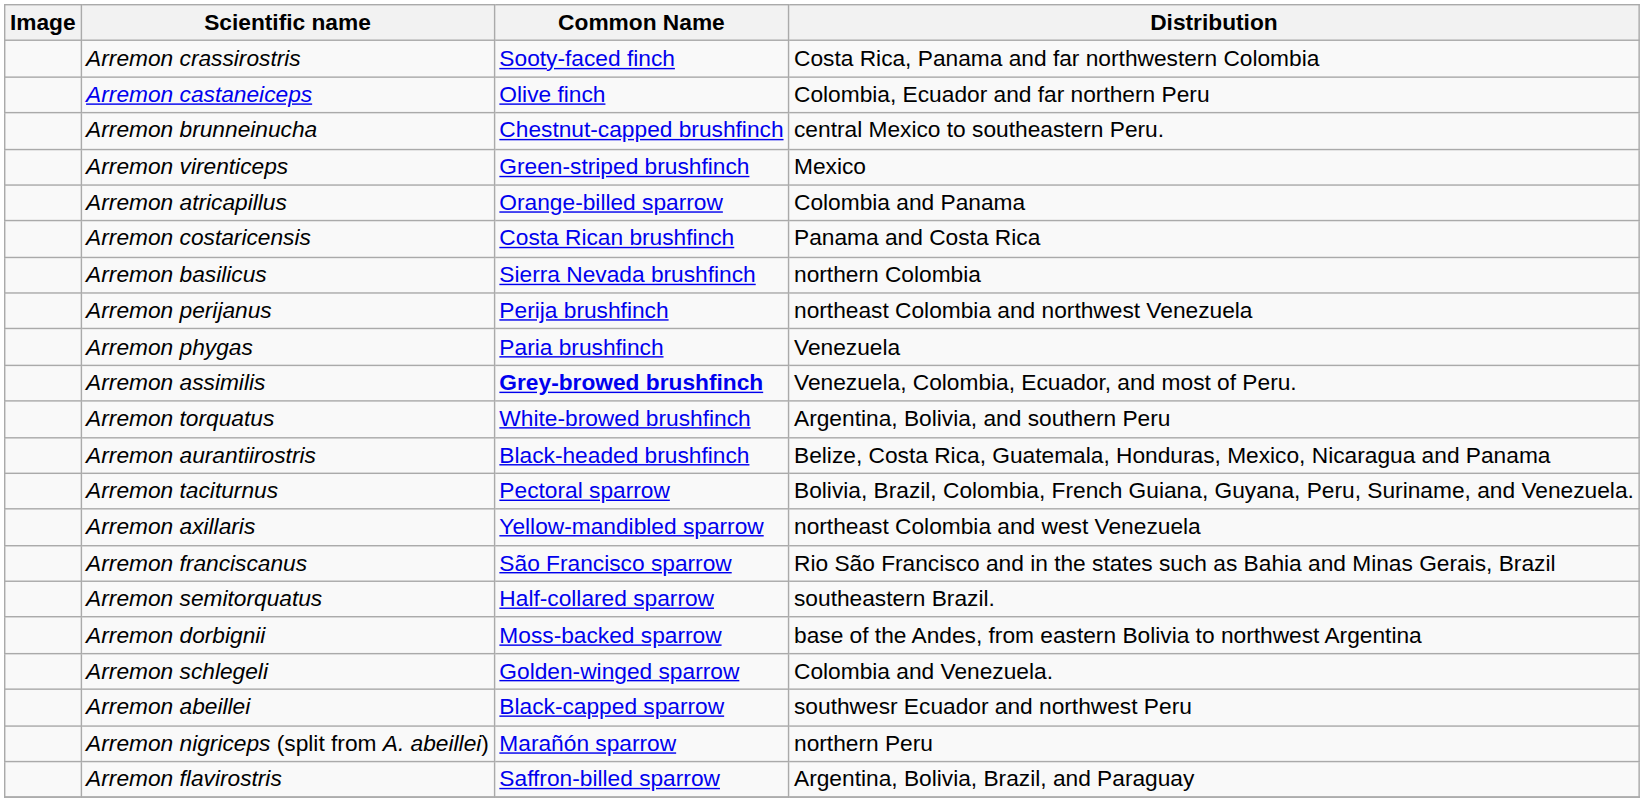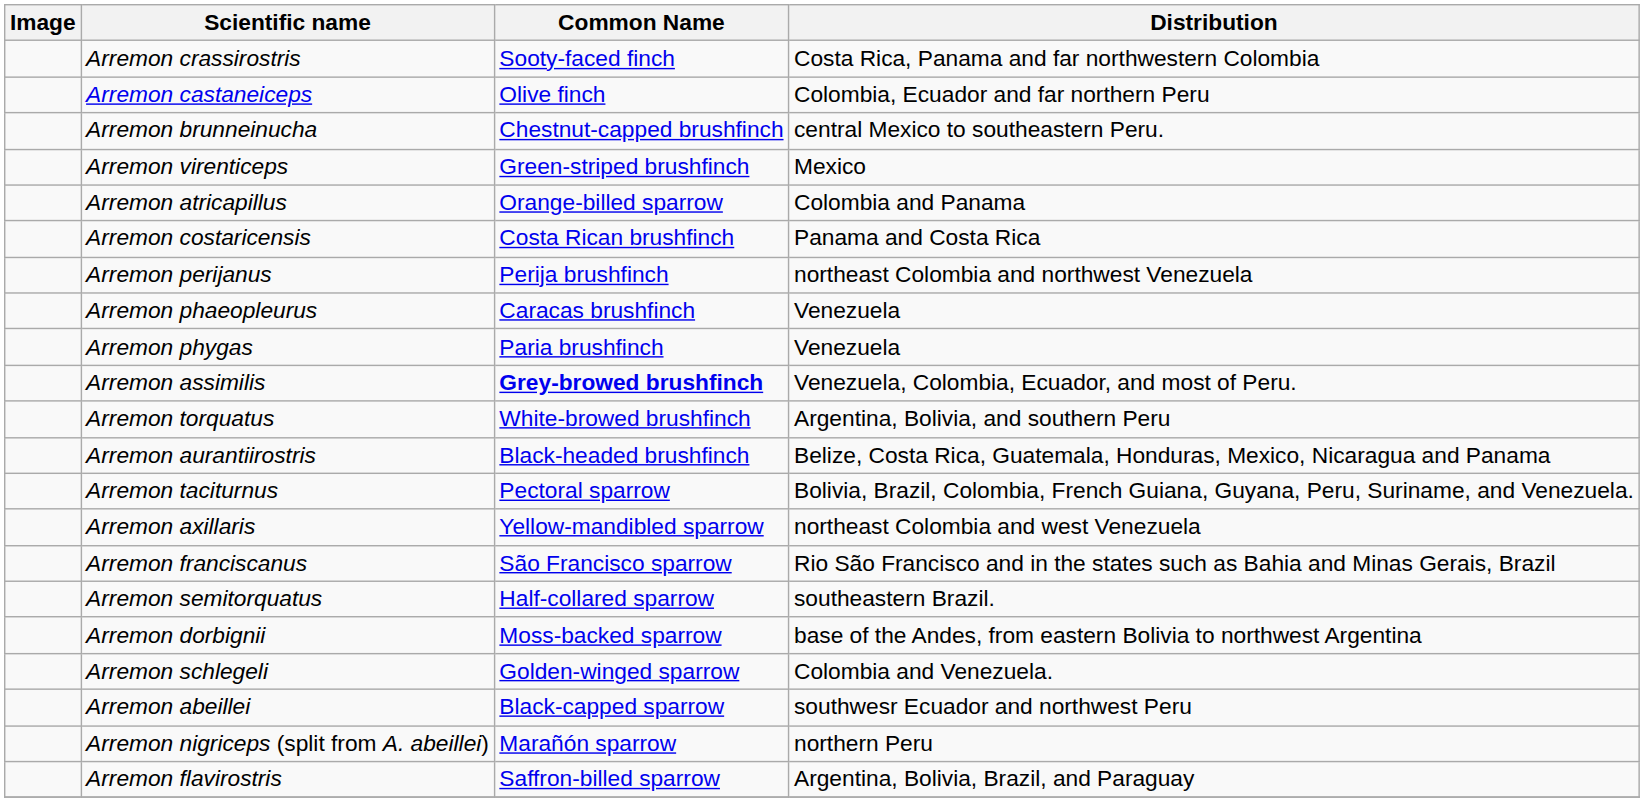- row: (176, 274)
+ row: (202, 310)
